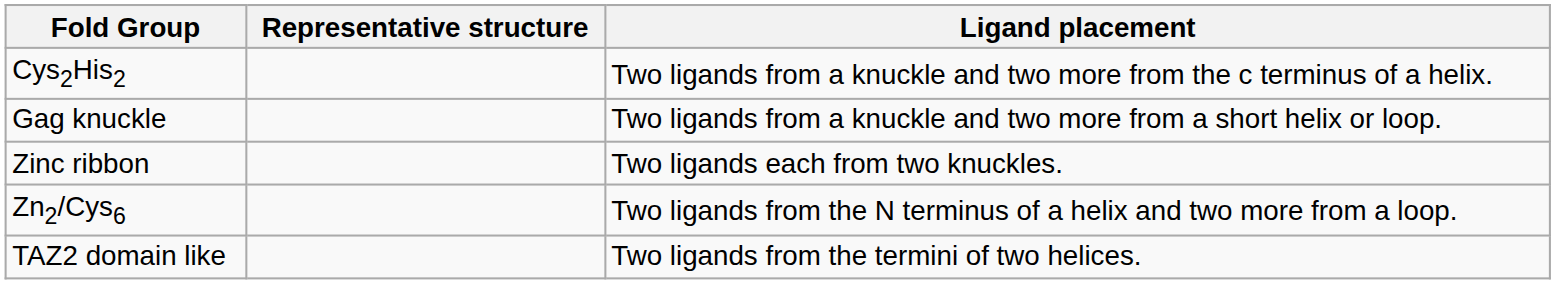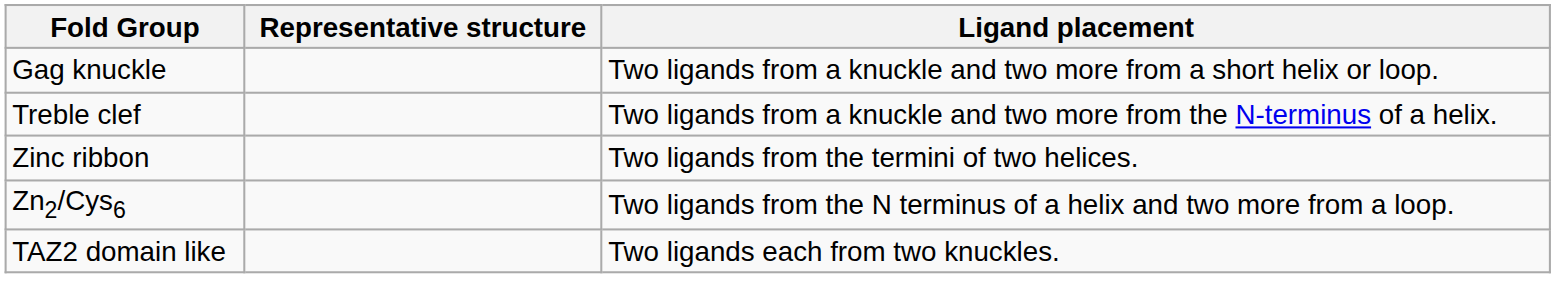- row: (69, 73)
+ row: (76, 114)
(837, 163) Two ligands each from two knuckles. -> (873, 158) Two ligands from the termini of two helices.
(876, 256) Two ligands from the termini of two helices. -> (834, 251) Two ligands each from two knuckles.
